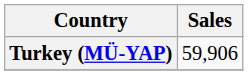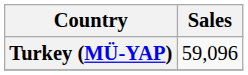(210, 53) 59,906 -> (210, 53) 59,096
